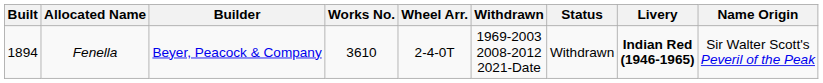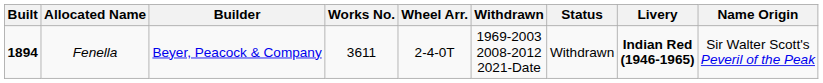(23, 52) normal -> (23, 52) bold
(361, 52) 3610 -> (361, 52) 3611
